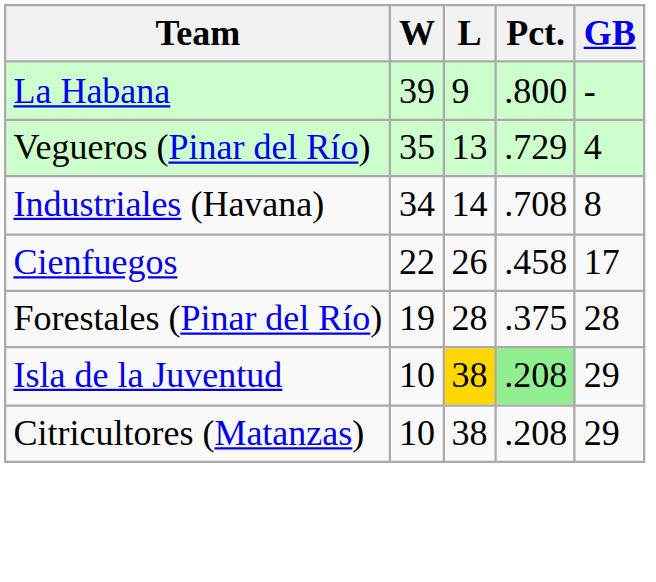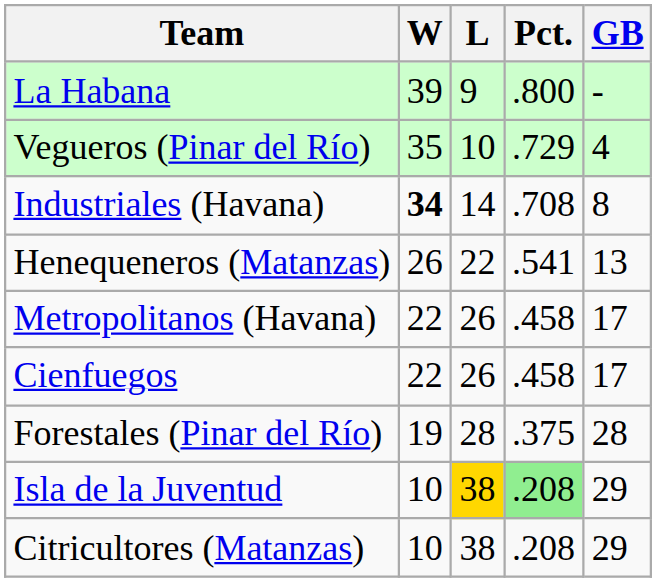(470, 147) 13 -> (477, 147) 10
(417, 204) normal -> (425, 204) bold
+ row: (202, 261)
+ row: (195, 318)
